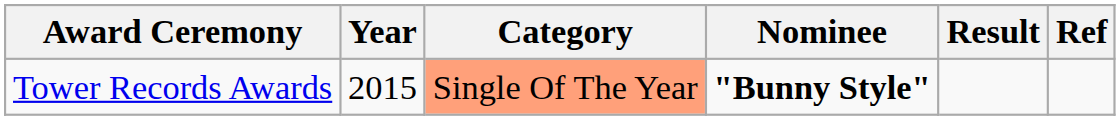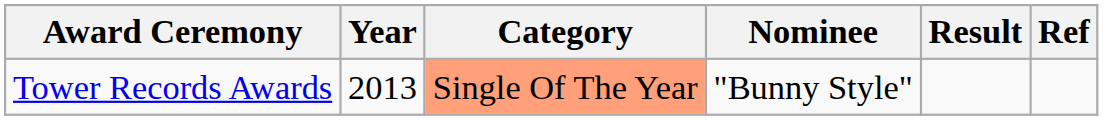(383, 86) 2015 -> (383, 86) 2013
(822, 86) bold -> (813, 86) normal
